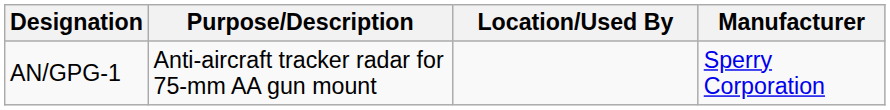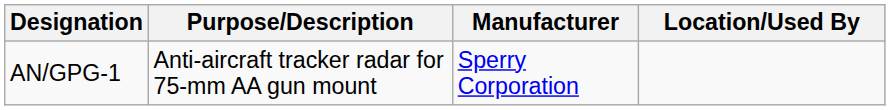columns swapped: (575, 22) <-> (792, 22)
